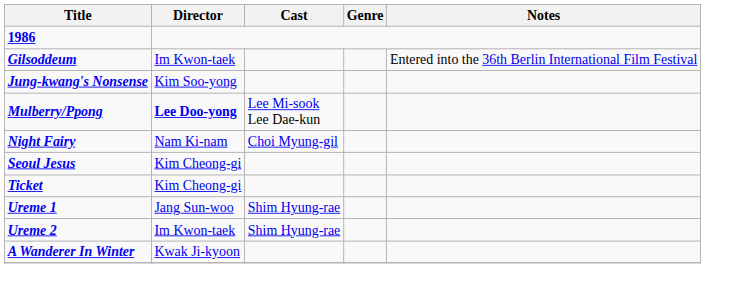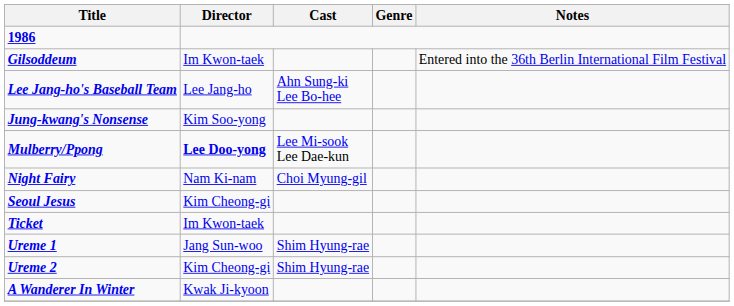+ row: (92, 89)
(198, 185) Kim Cheong-gi -> (224, 223) Im Kwon-taek
(195, 229) Im Kwon-taek -> (227, 267) Kim Cheong-gi
